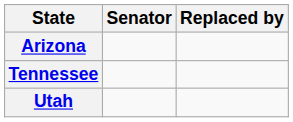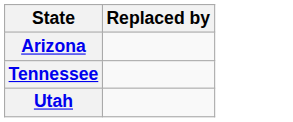- column: (139, 18)
